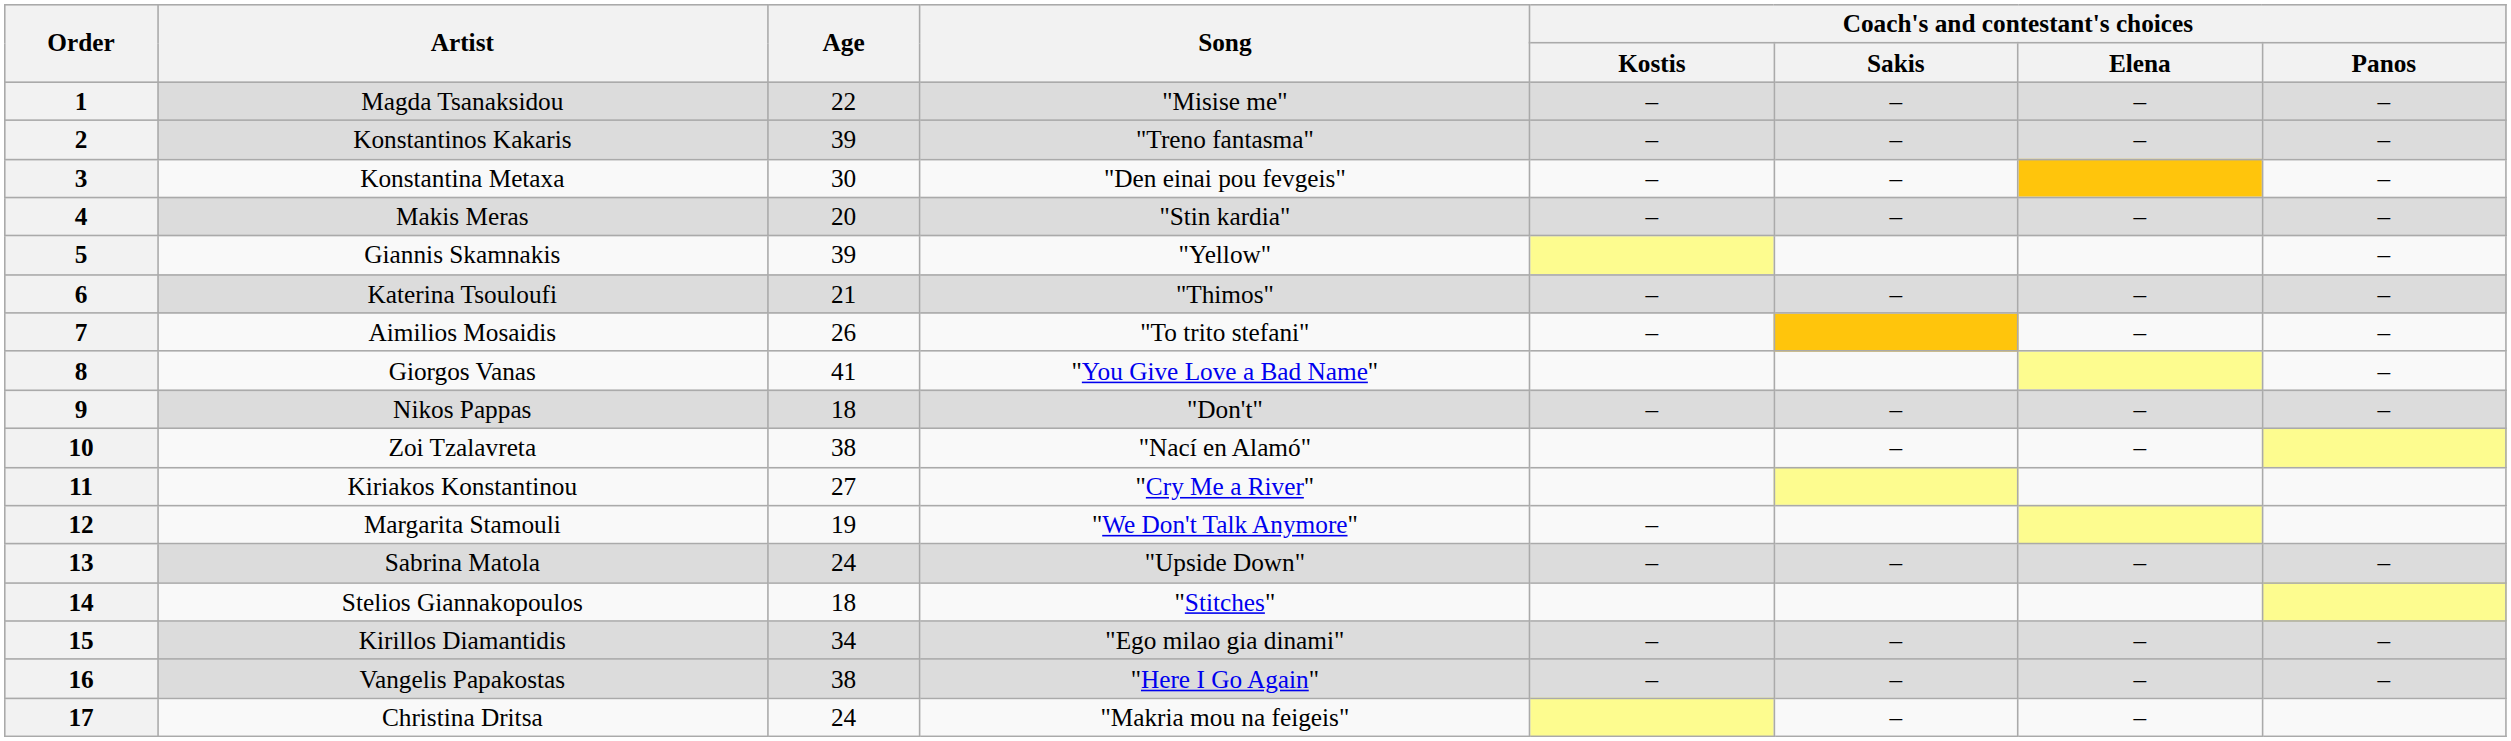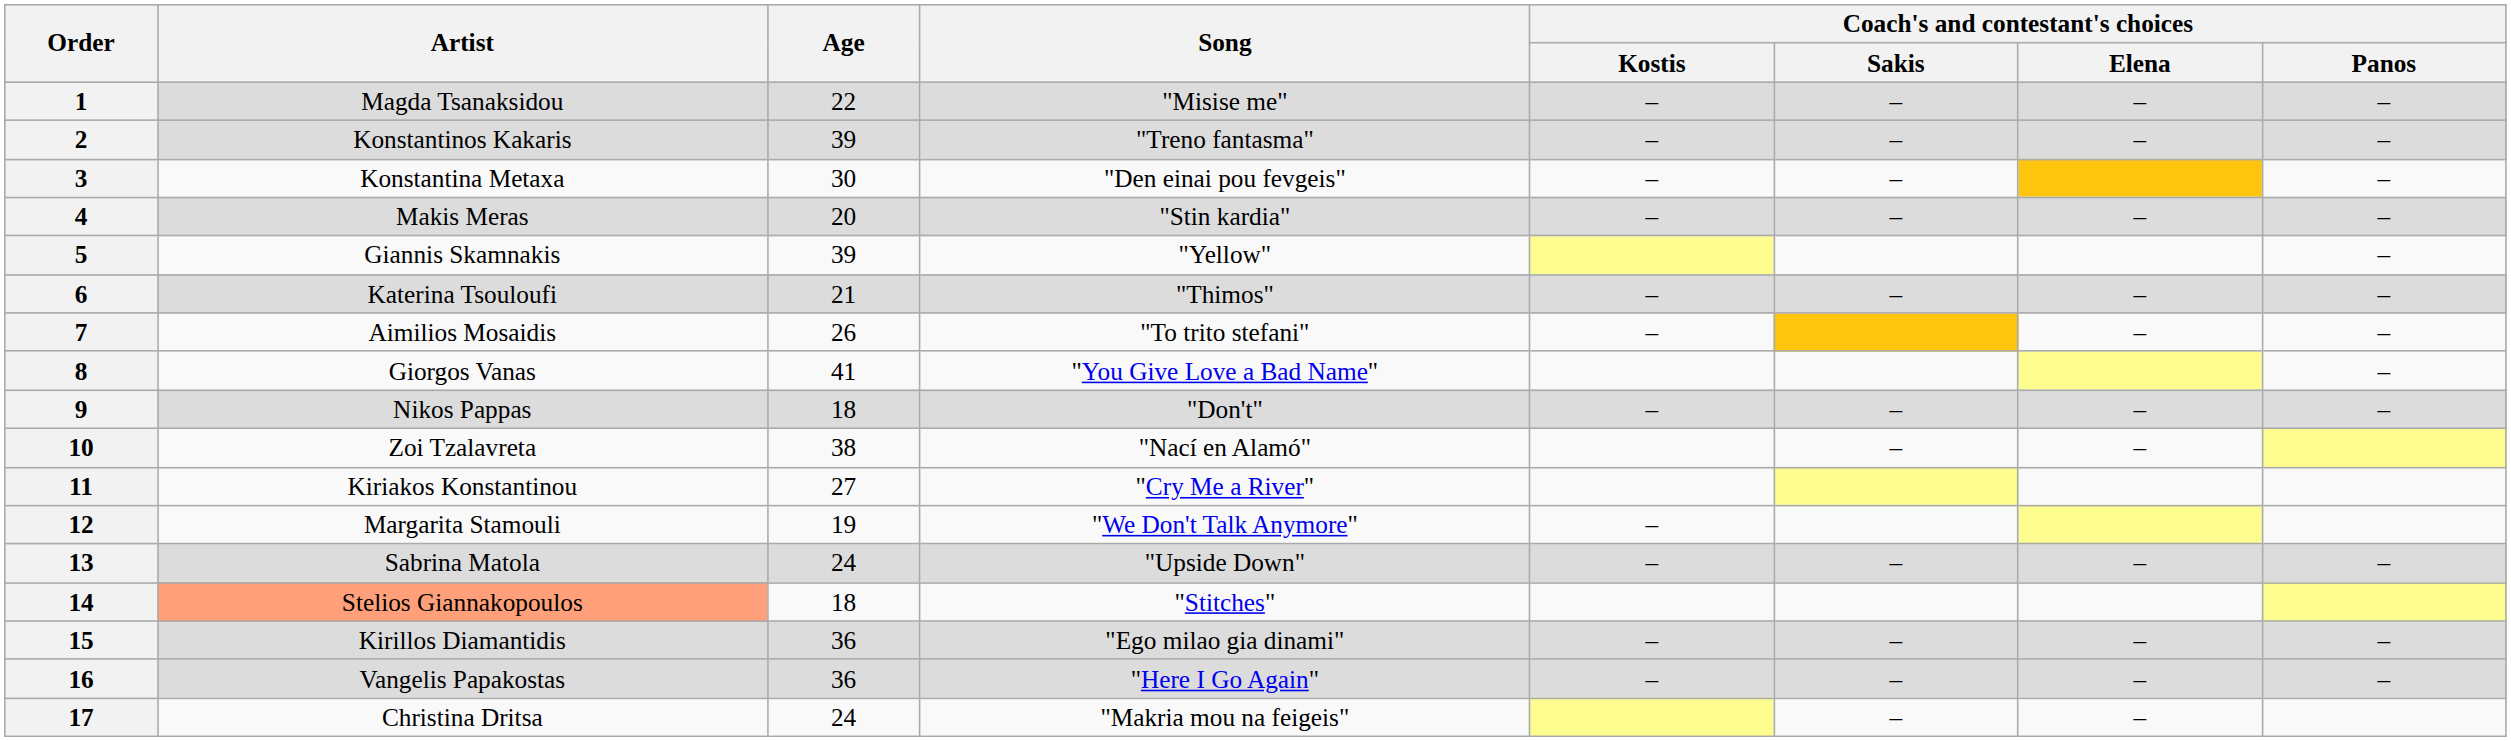(462, 602) no background -> (462, 602) lightsalmon background
(844, 640) 34 -> (844, 640) 36
(844, 679) 38 -> (844, 679) 36
